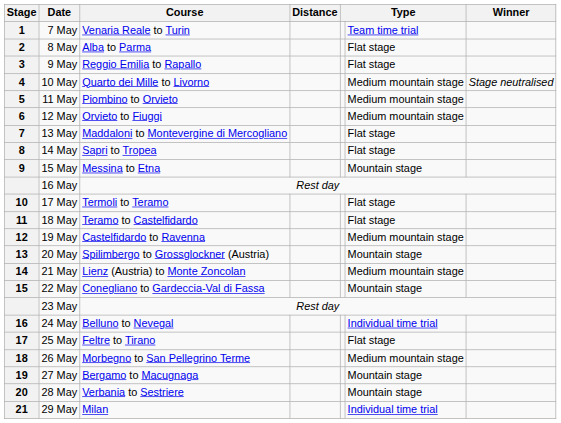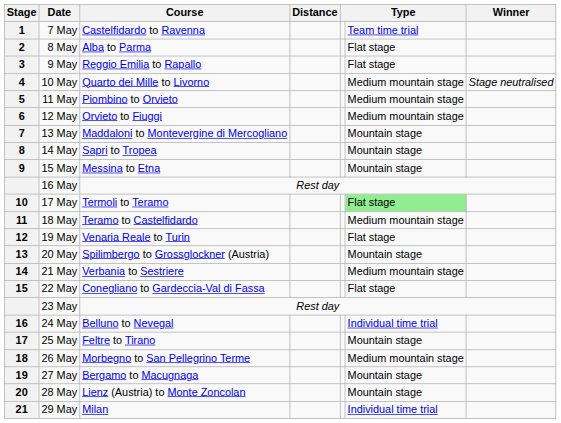(136, 30) Venaria Reale to Turin -> (144, 30) Castelfidardo to Ravenna
(372, 133) Flat stage -> (385, 133) Mountain stage
(372, 151) Flat stage -> (385, 151) Mountain stage
(372, 202) no background -> (372, 202) lightgreen background
(372, 220) Flat stage -> (406, 220) Medium mountain stage
(144, 237) Castelfidardo to Ravenna -> (136, 237) Venaria Reale to Turin
(406, 237) Medium mountain stage -> (372, 237) Flat stage
(164, 271) Lienz (Austria) to Monte Zoncolan -> (133, 271) Verbania to Sestriere
(385, 289) Mountain stage -> (372, 289) Flat stage
(372, 340) Flat stage -> (385, 340) Mountain stage
(133, 392) Verbania to Sestriere -> (164, 392) Lienz (Austria) to Monte Zoncolan
